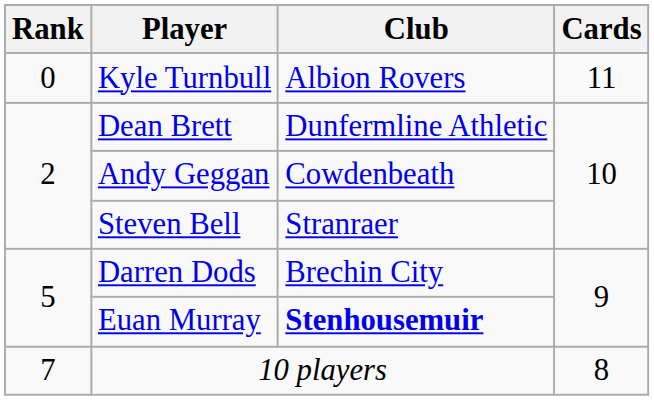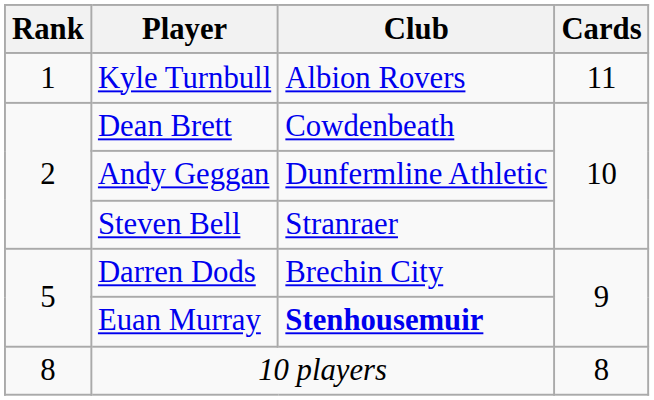(48, 77) 0 -> (48, 77) 1
(416, 126) Dunfermline Athletic -> (370, 126) Cowdenbeath
(370, 175) Cowdenbeath -> (416, 175) Dunfermline Athletic
(48, 369) 7 -> (48, 369) 8
